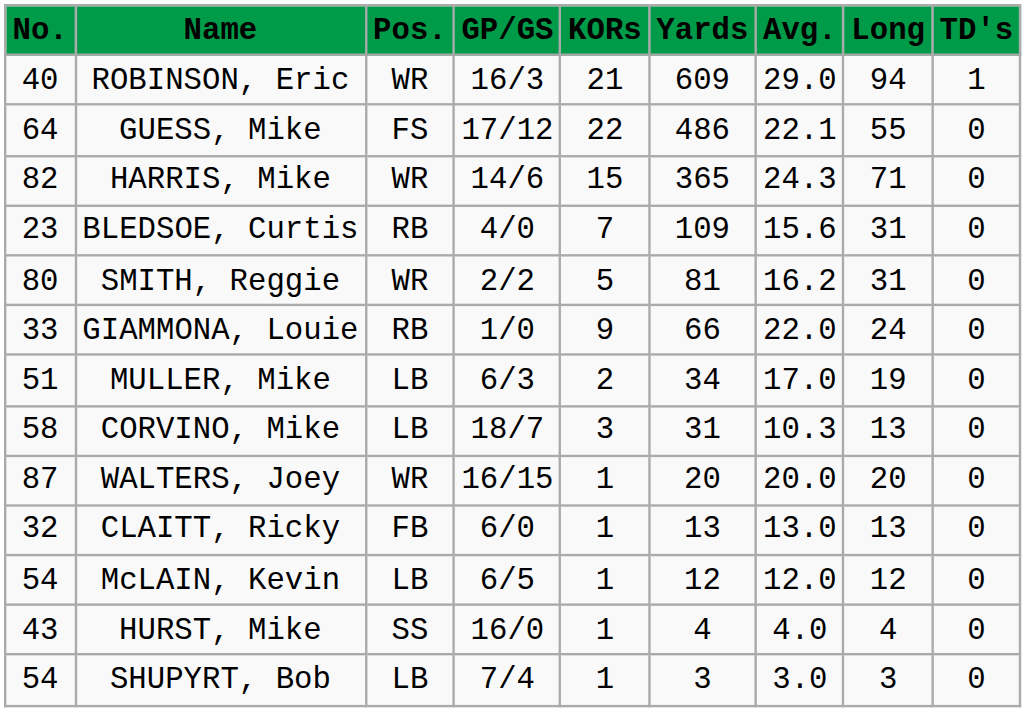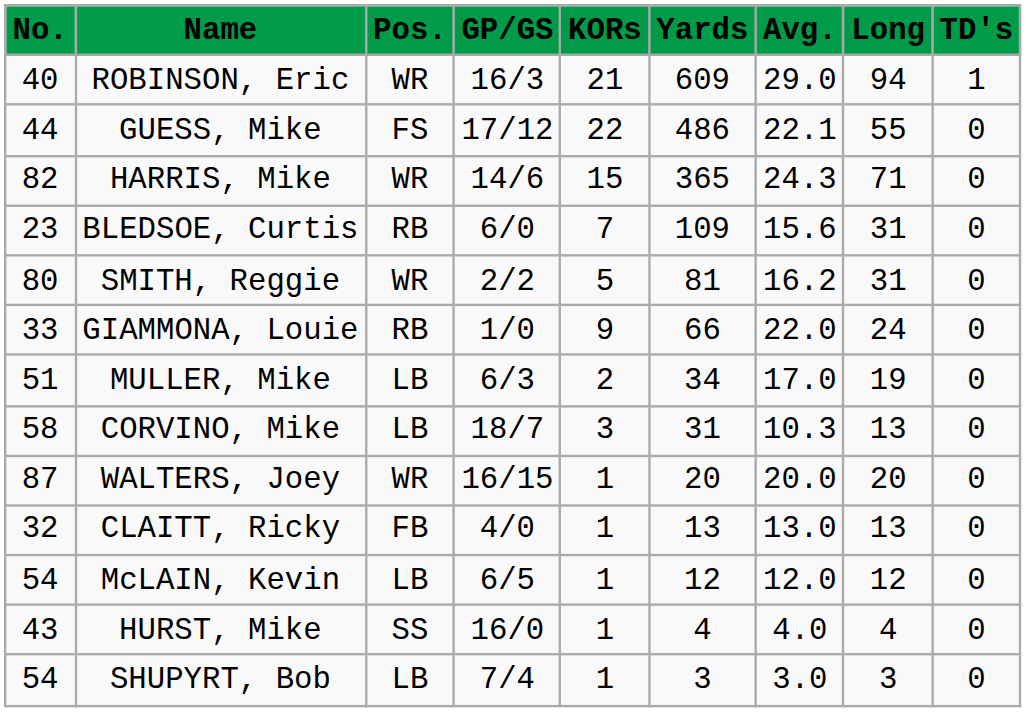(40, 130) 64 -> (40, 130) 44
(507, 230) 4/0 -> (507, 230) 6/0
(507, 530) 6/0 -> (507, 530) 4/0
